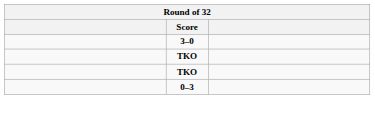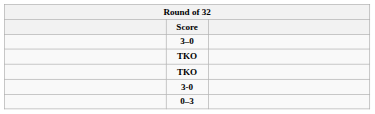+ row: (85, 87)
